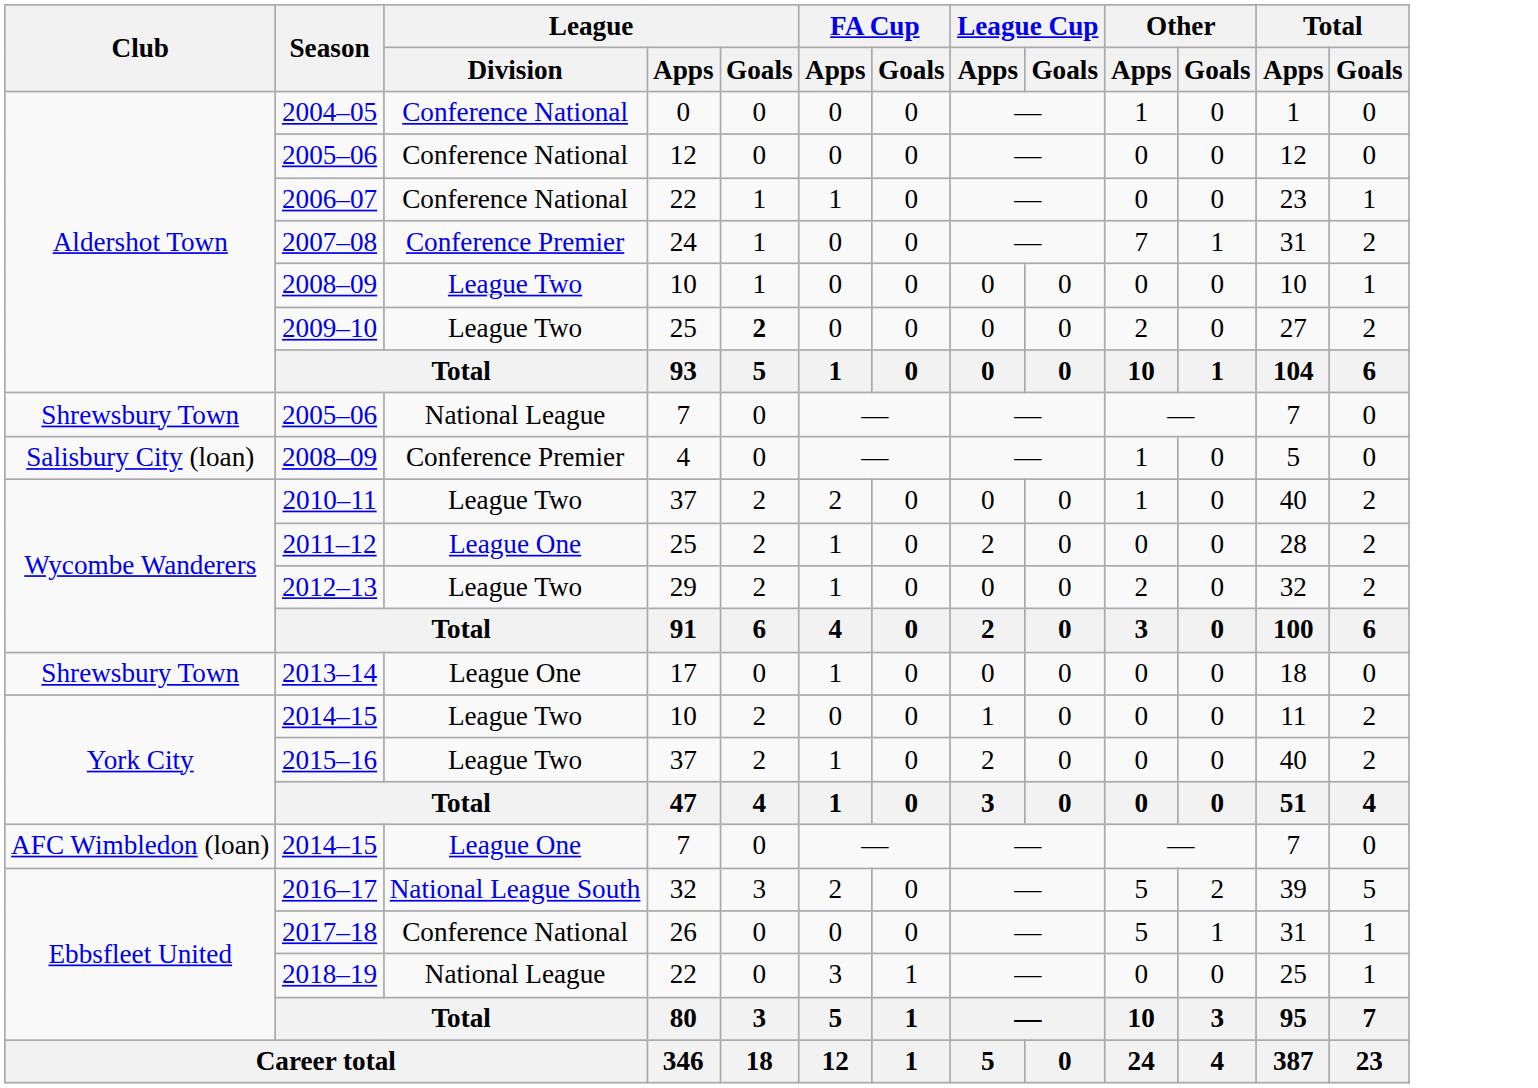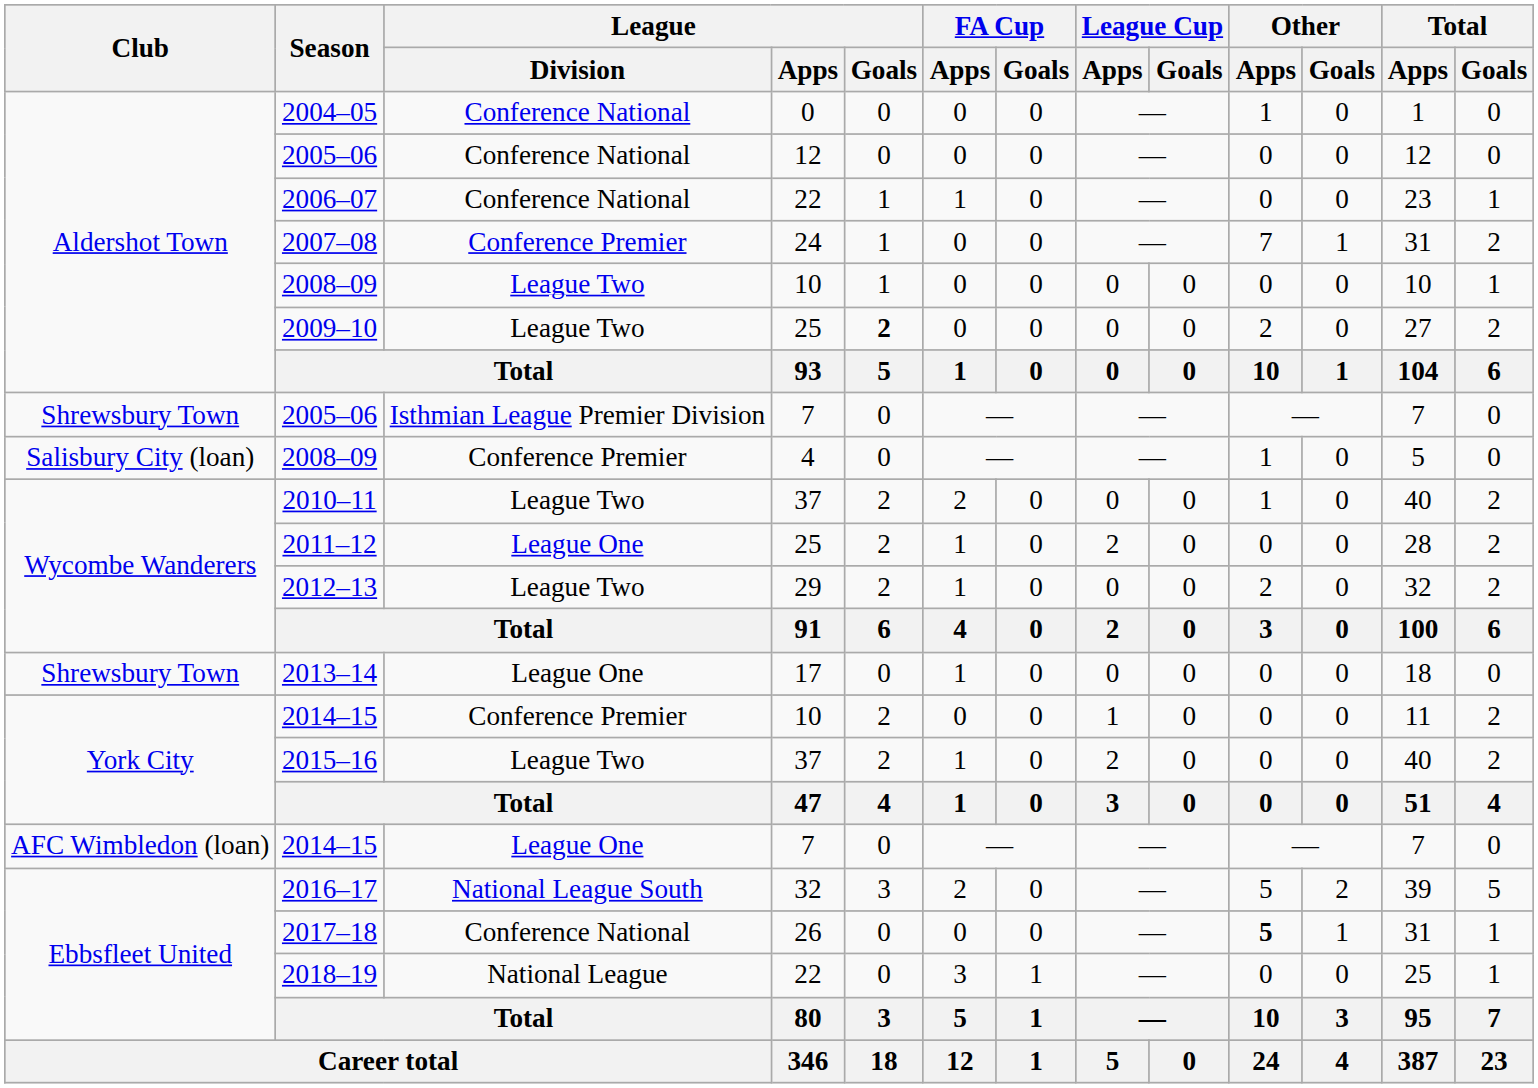(515, 414) National League -> (577, 414) Isthmian League Premier Division
(515, 716) League Two -> (577, 716) Conference Premier
(1141, 931) normal -> (1266, 931) bold
